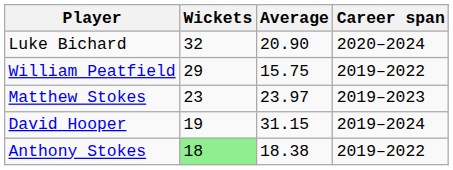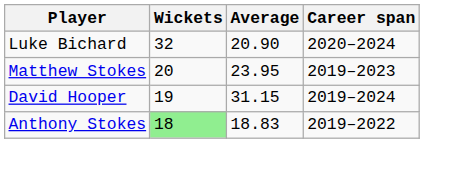- row: (92, 71)
(193, 98) 23 -> (164, 71) 20
(285, 98) 23.97 -> (255, 71) 23.95
(285, 151) 18.38 -> (255, 125) 18.83
